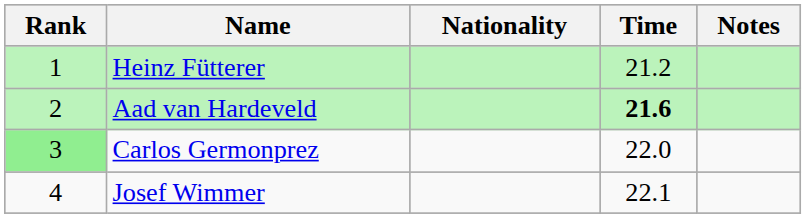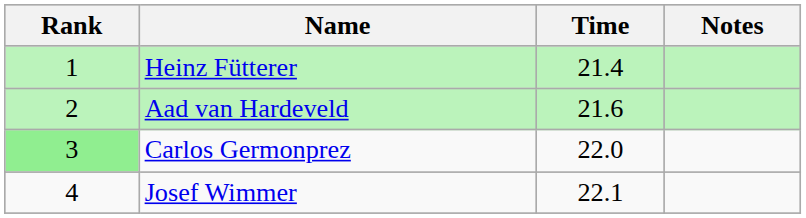- column: (505, 25)
(648, 66) 21.2 -> (600, 66) 21.4
(648, 108) bold -> (600, 108) normal
